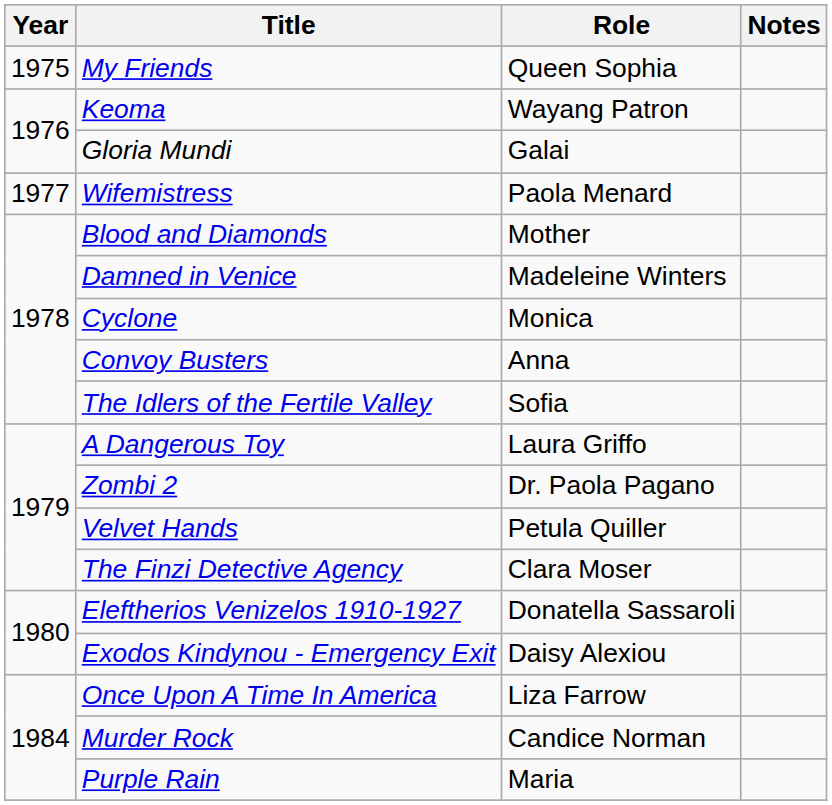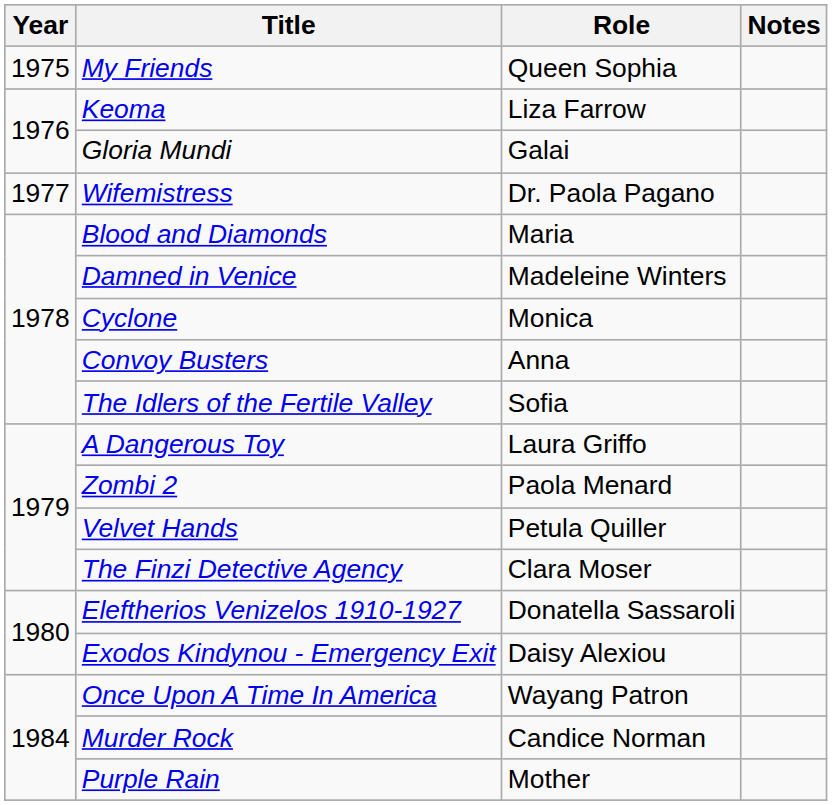(598, 109) Wayang Patron -> (577, 109) Liza Farrow
(590, 192) Paola Menard -> (611, 192) Dr. Paola Pagano
(549, 234) Mother -> (541, 234) Maria
(611, 485) Dr. Paola Pagano -> (590, 485) Paola Menard
(577, 695) Liza Farrow -> (598, 695) Wayang Patron
(541, 779) Maria -> (549, 779) Mother
